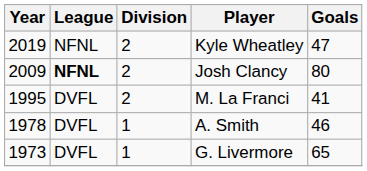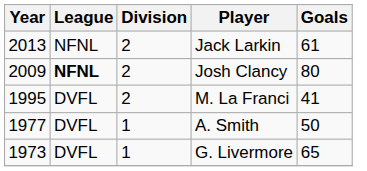- row: (249, 44)
+ row: (238, 44)
(27, 125) 1978 -> (27, 125) 1977
(321, 125) 46 -> (310, 125) 50
